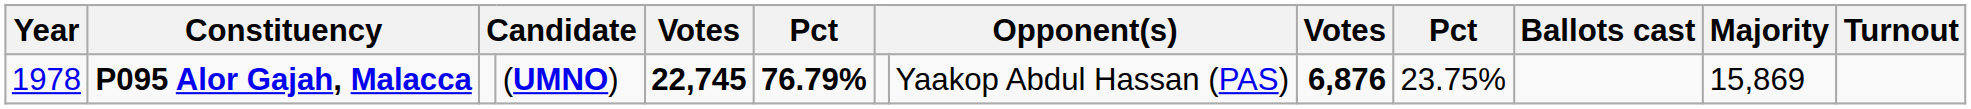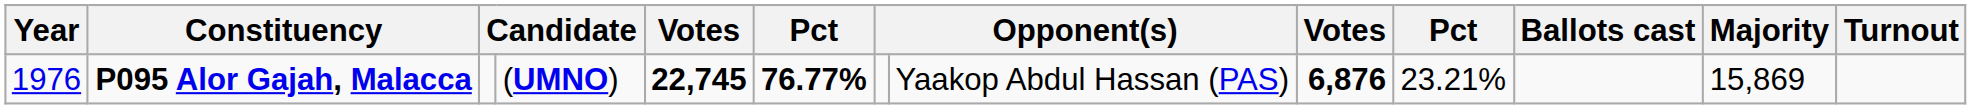(46, 79) 1978 -> (46, 79) 1976
(814, 79) 76.79% -> (814, 79) 76.77%
(1453, 79) 23.75% -> (1453, 79) 23.21%
